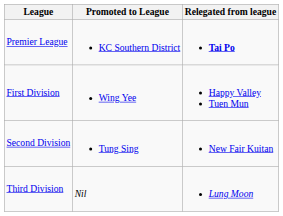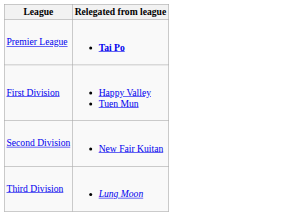- column: (127, 12)
